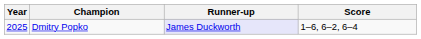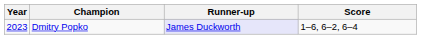(17, 27) 2025 -> (17, 27) 2023
